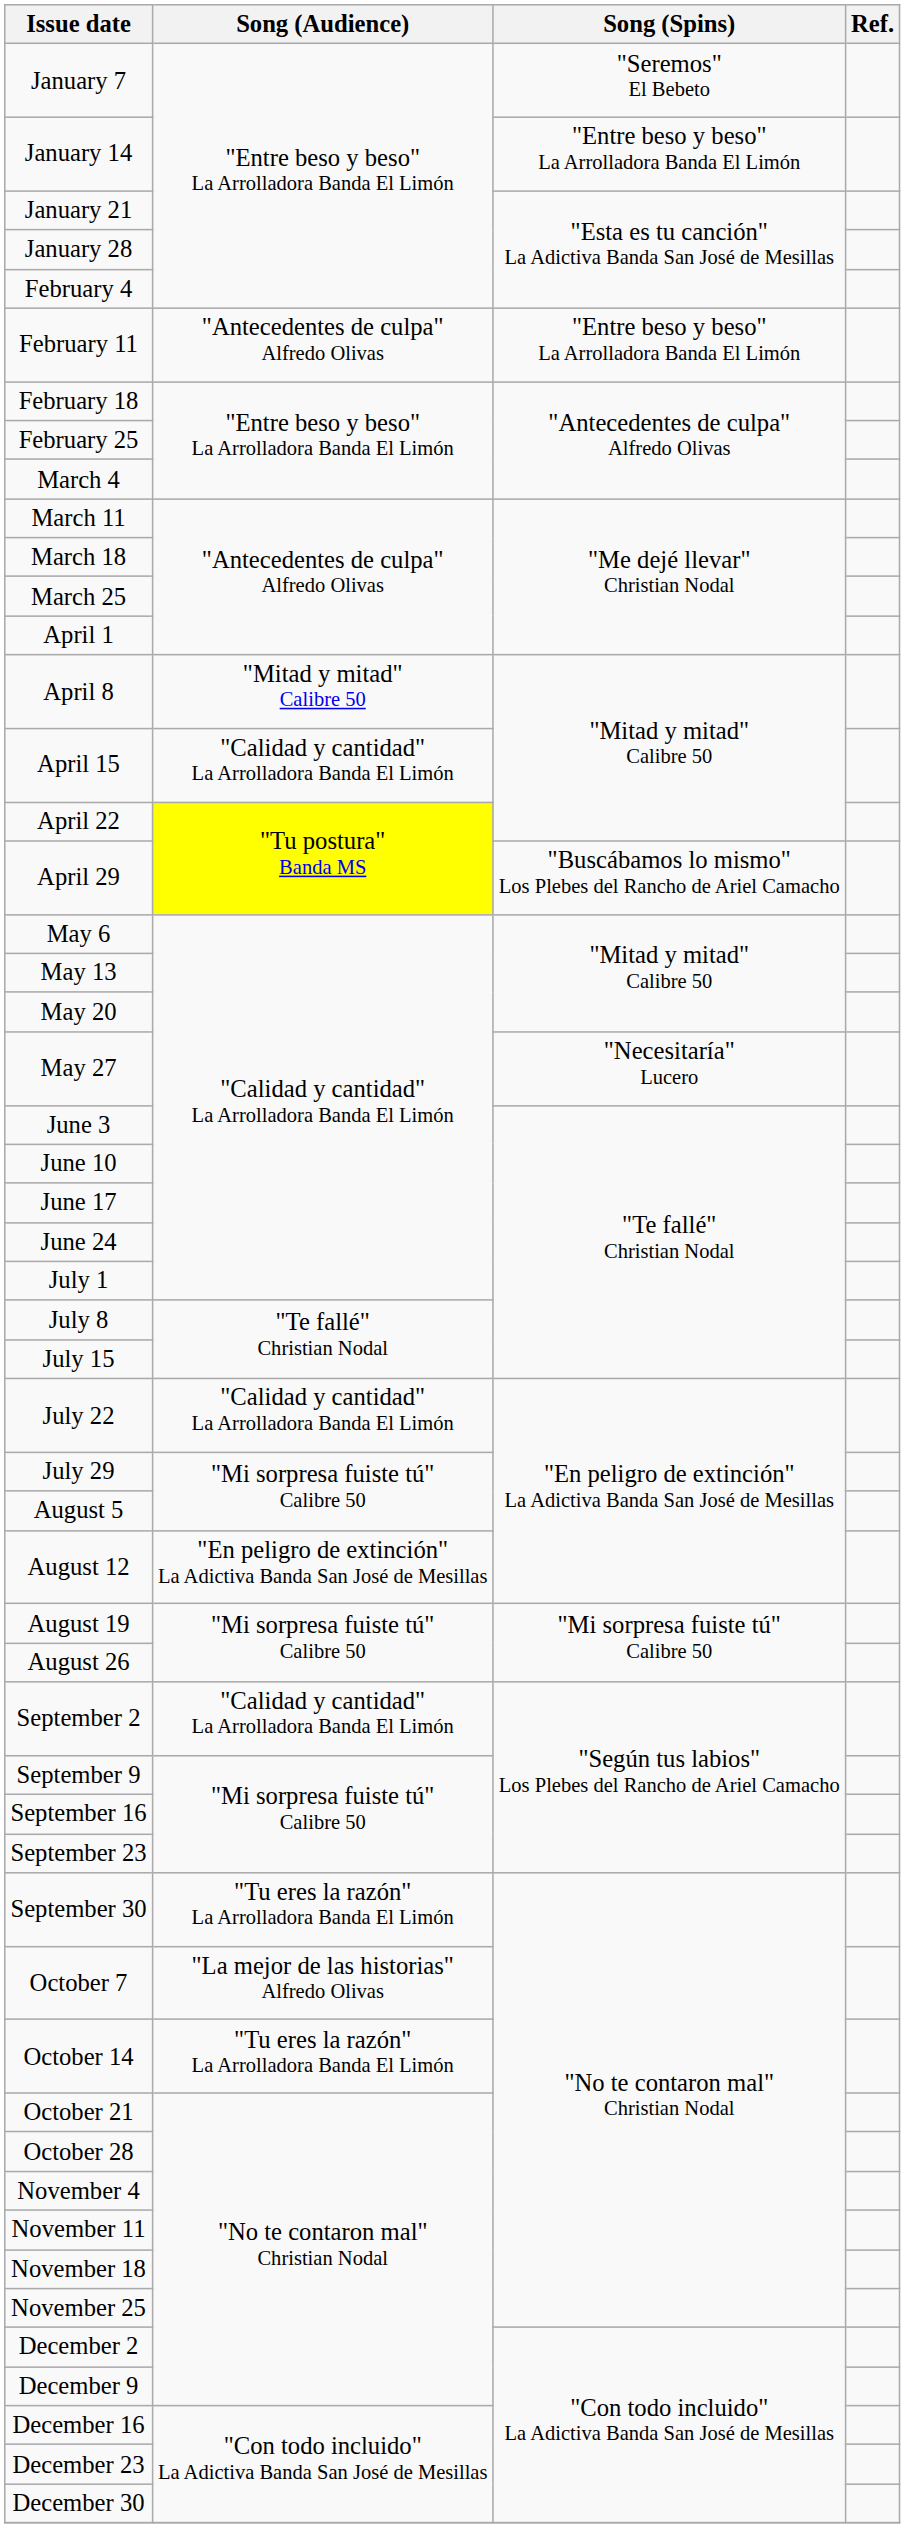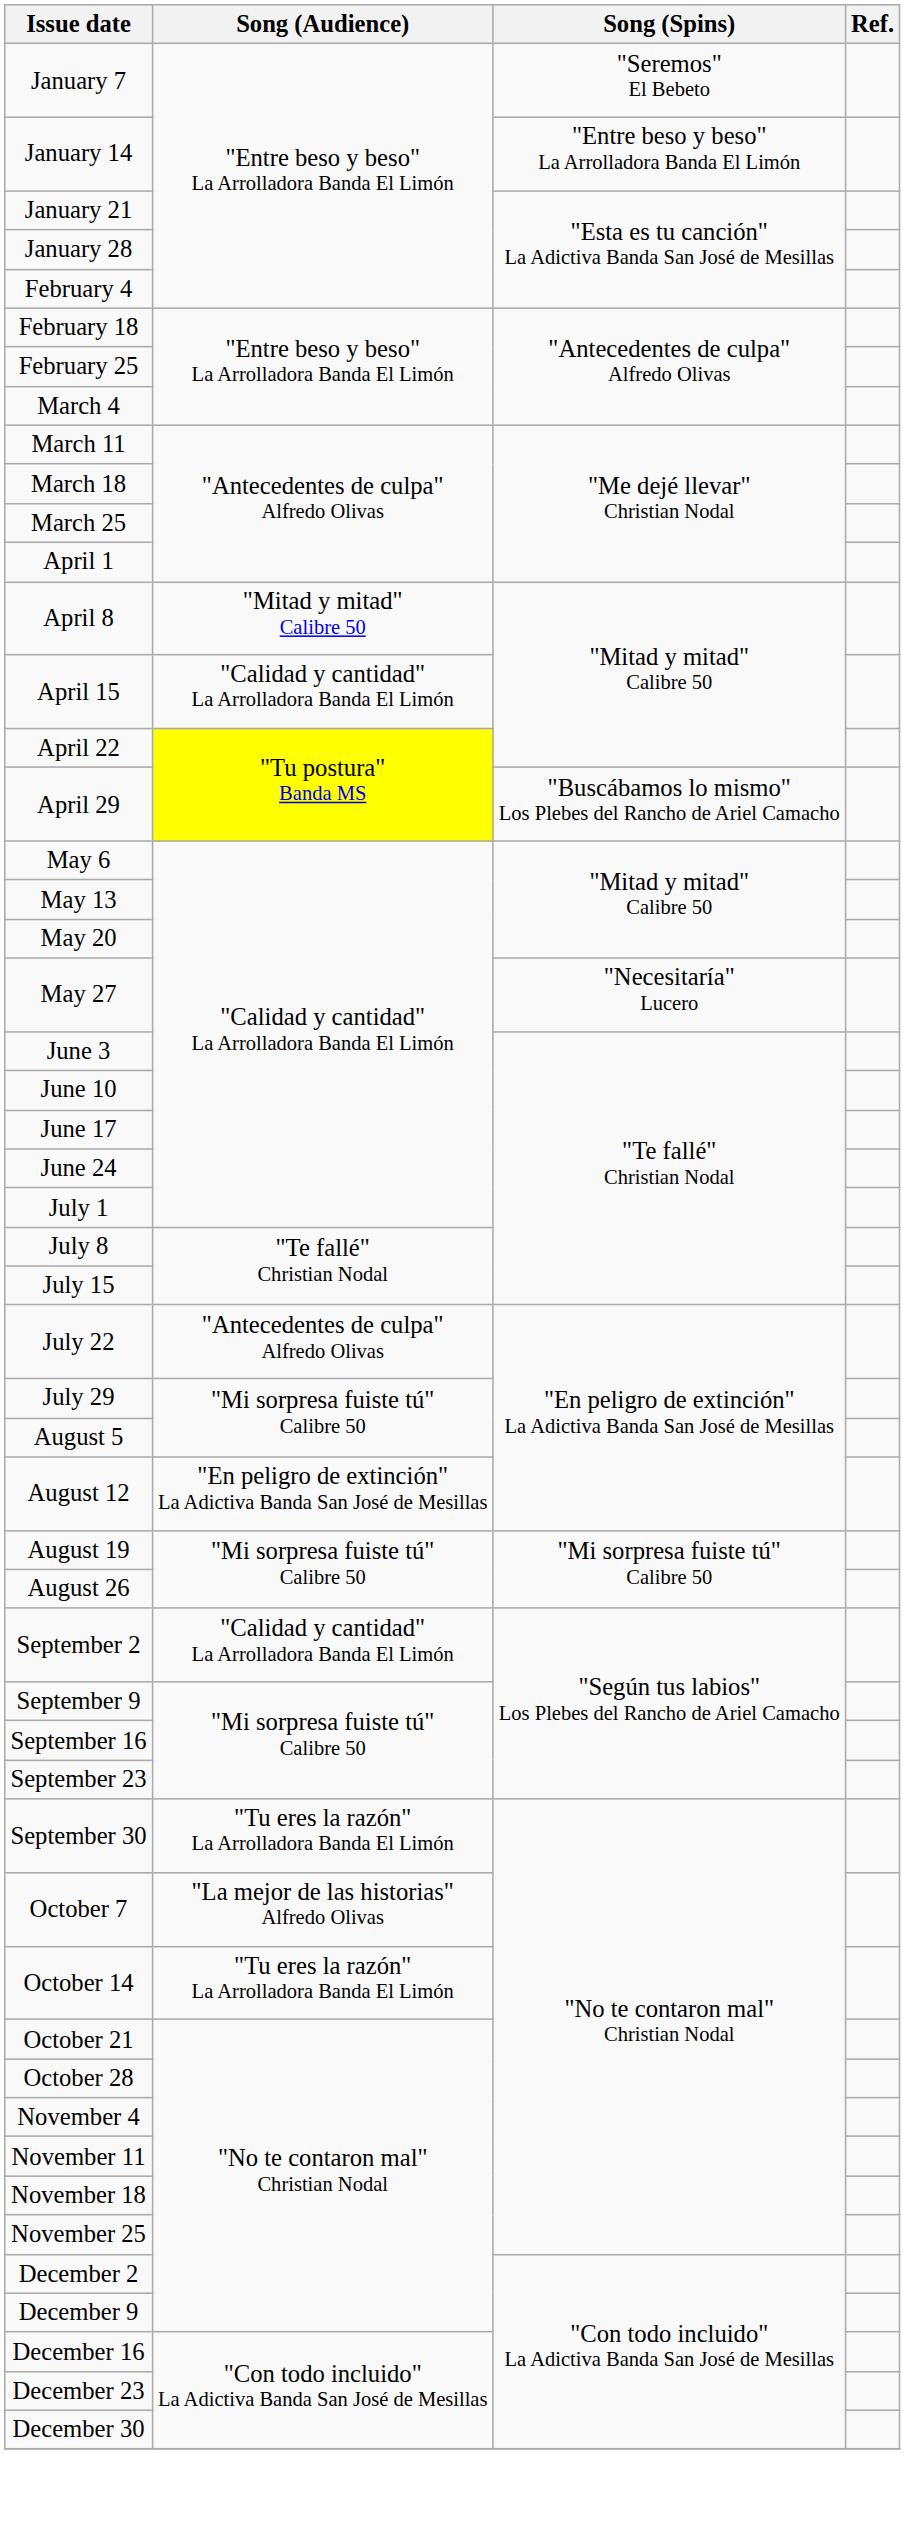- row: (79, 344)
(323, 1410) "Calidad y cantidad" La Arrolladora Banda El Limón -> (323, 1336) "Antecedentes de culpa" Alfredo Olivas
